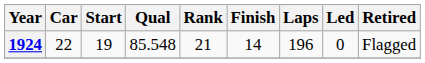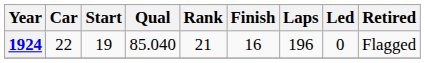(153, 44) 85.548 -> (153, 44) 85.040
(253, 44) 14 -> (253, 44) 16
